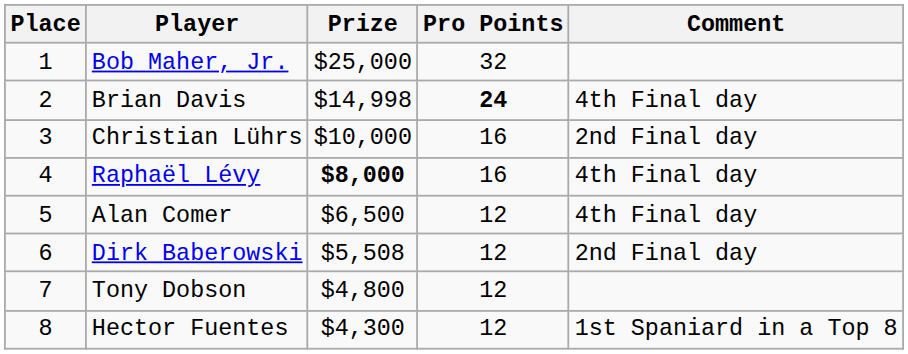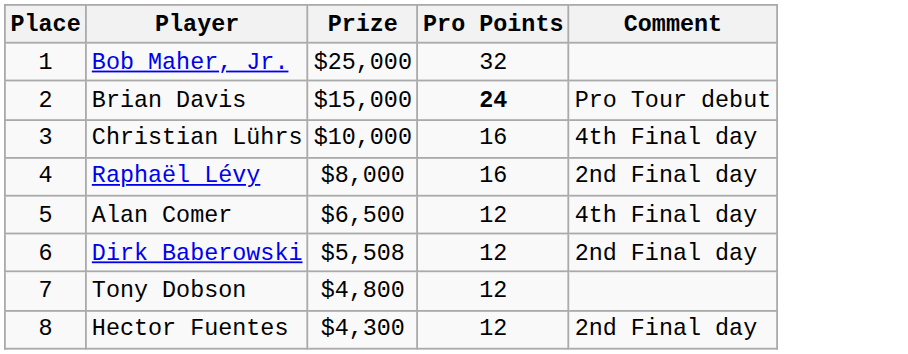(363, 100) $14,998 -> (363, 100) $15,000
(666, 100) 4th Final day -> (673, 100) Pro Tour debut
(666, 138) 2nd Final day -> (666, 138) 4th Final day
(363, 177) bold -> (363, 177) normal
(666, 177) 4th Final day -> (666, 177) 2nd Final day
(736, 329) 1st Spaniard in a Top 8 -> (666, 329) 2nd Final day
